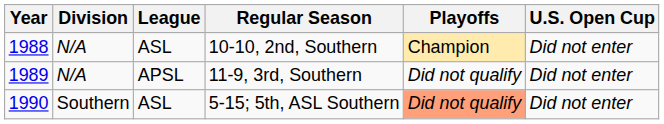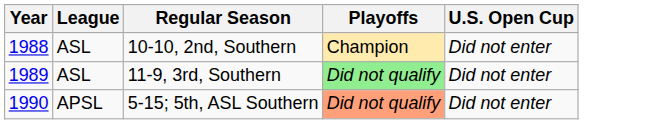- column: (93, 18)
(161, 75) APSL -> (74, 75) ASL
(464, 75) no background -> (383, 75) lightgreen background
(155, 103) ASL -> (80, 103) APSL
